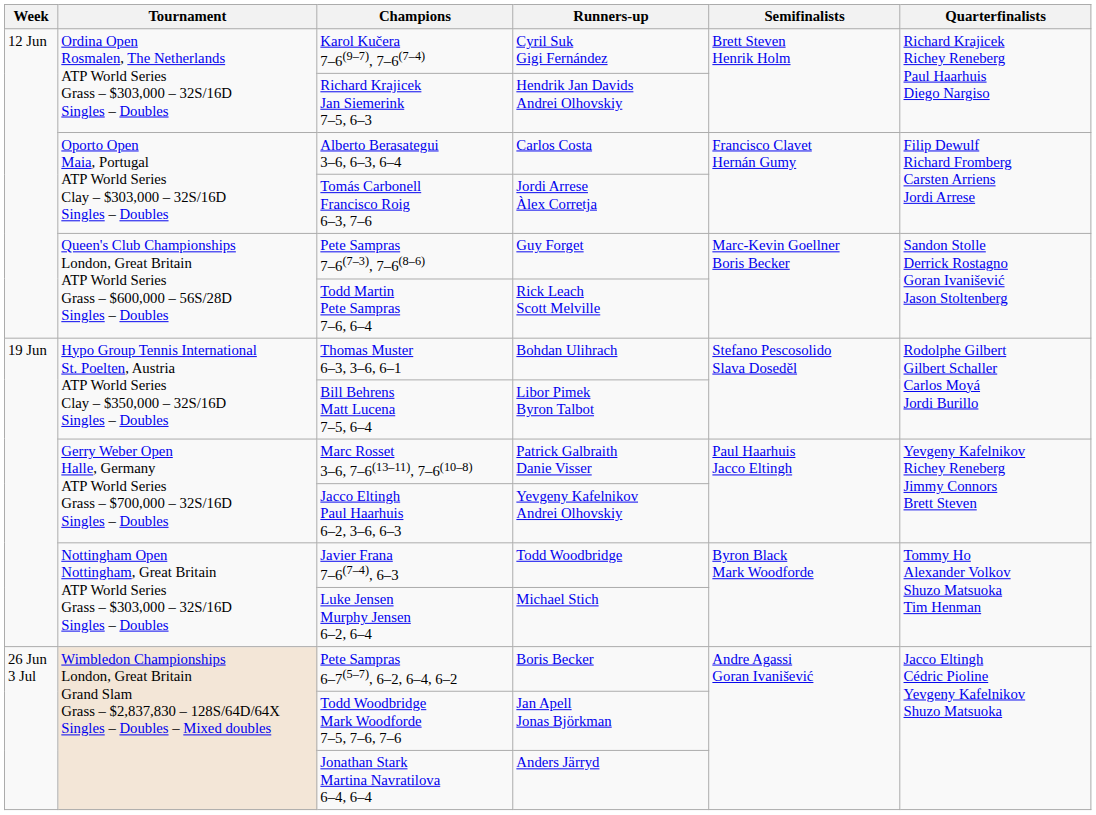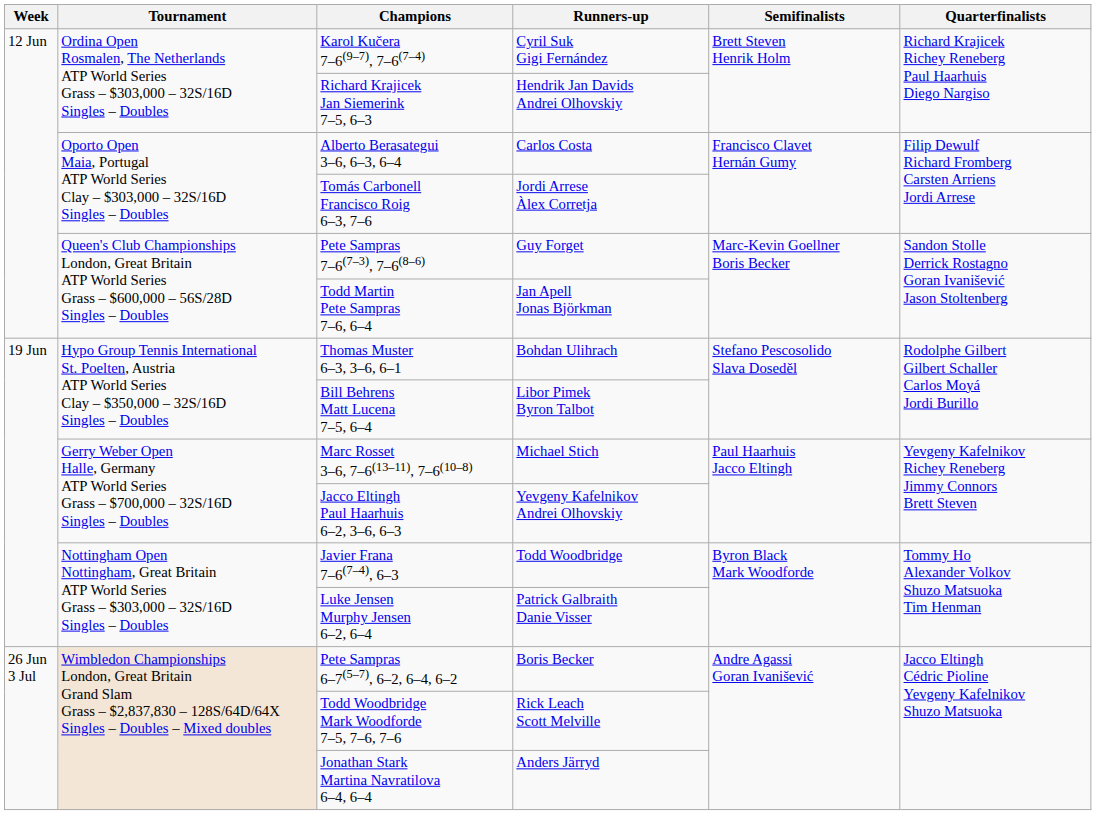(558, 299) Rick Leach Scott Melville -> (564, 299) Jan Apell Jonas Björkman
(567, 459) Patrick Galbraith Danie Visser -> (557, 451) Michael Stich
(557, 599) Michael Stich -> (567, 608) Patrick Galbraith Danie Visser
(564, 712) Jan Apell Jonas Björkman -> (558, 712) Rick Leach Scott Melville
